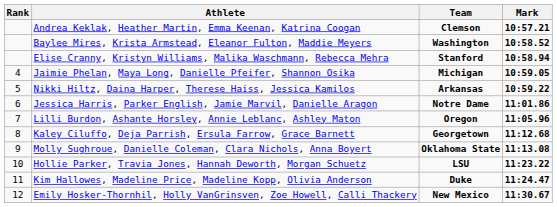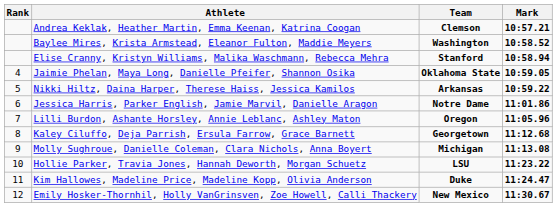(461, 73) Michigan -> (461, 73) Oklahoma State
(461, 149) Oklahoma State -> (461, 149) Michigan
